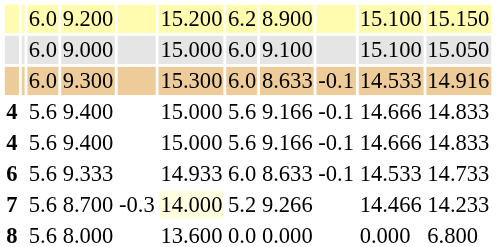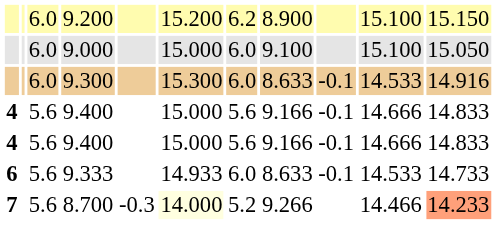(458, 204) no background -> (458, 204) lightsalmon background
- row: (12, 235)
